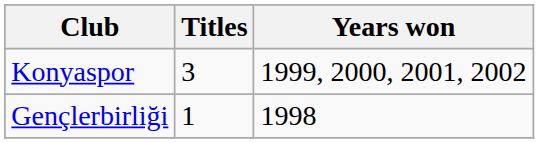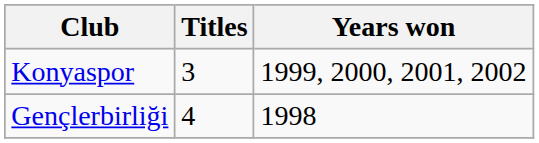(188, 115) 1 -> (188, 115) 4
